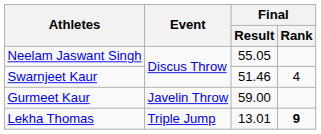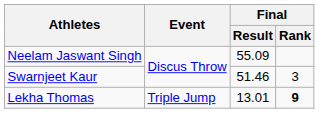(254, 57) 55.05 -> (253, 57) 55.09
(296, 77) 4 -> (295, 77) 3
- row: (49, 98)
